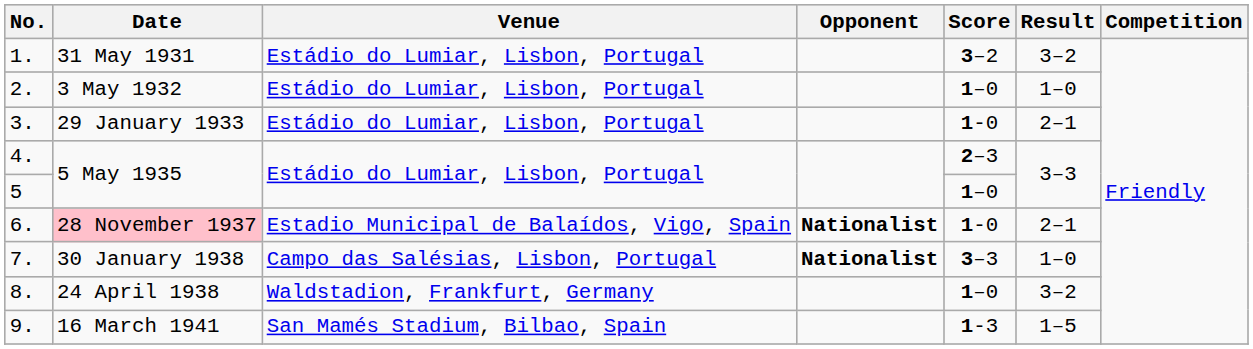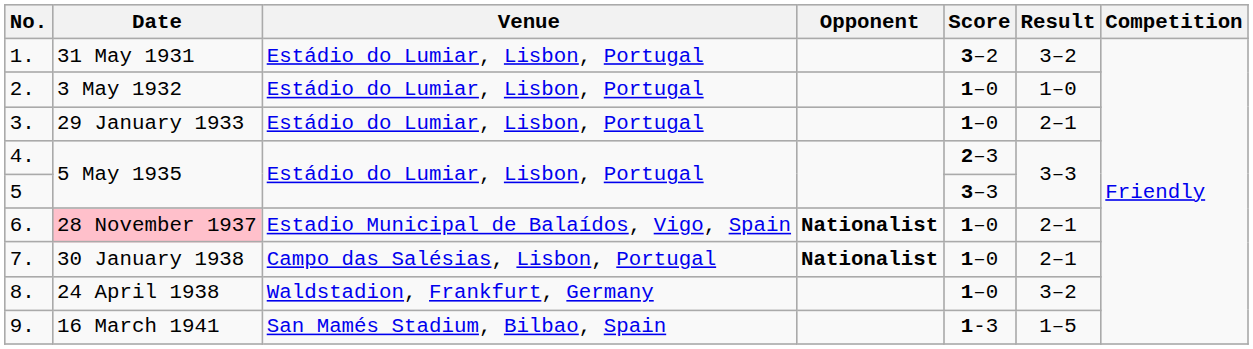(979, 123) 1-0 -> (979, 123) 1–0
(979, 191) 1–0 -> (979, 191) 3–3
(979, 225) 1-0 -> (979, 225) 1–0
(979, 259) 3–3 -> (979, 259) 1–0
(1058, 259) 1–0 -> (1058, 259) 2–1
